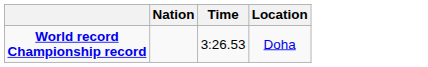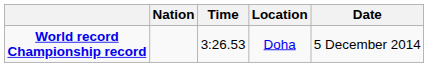+ column: (367, 15)
